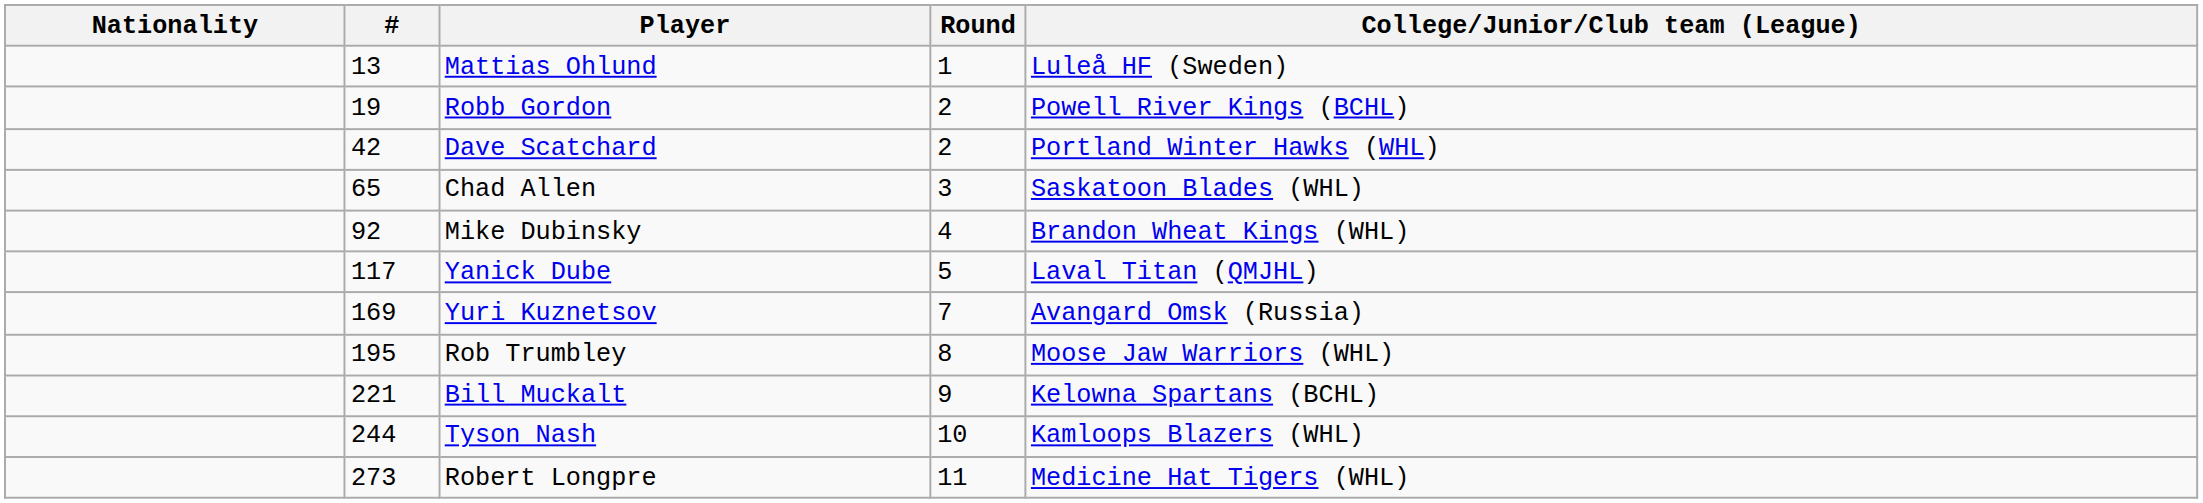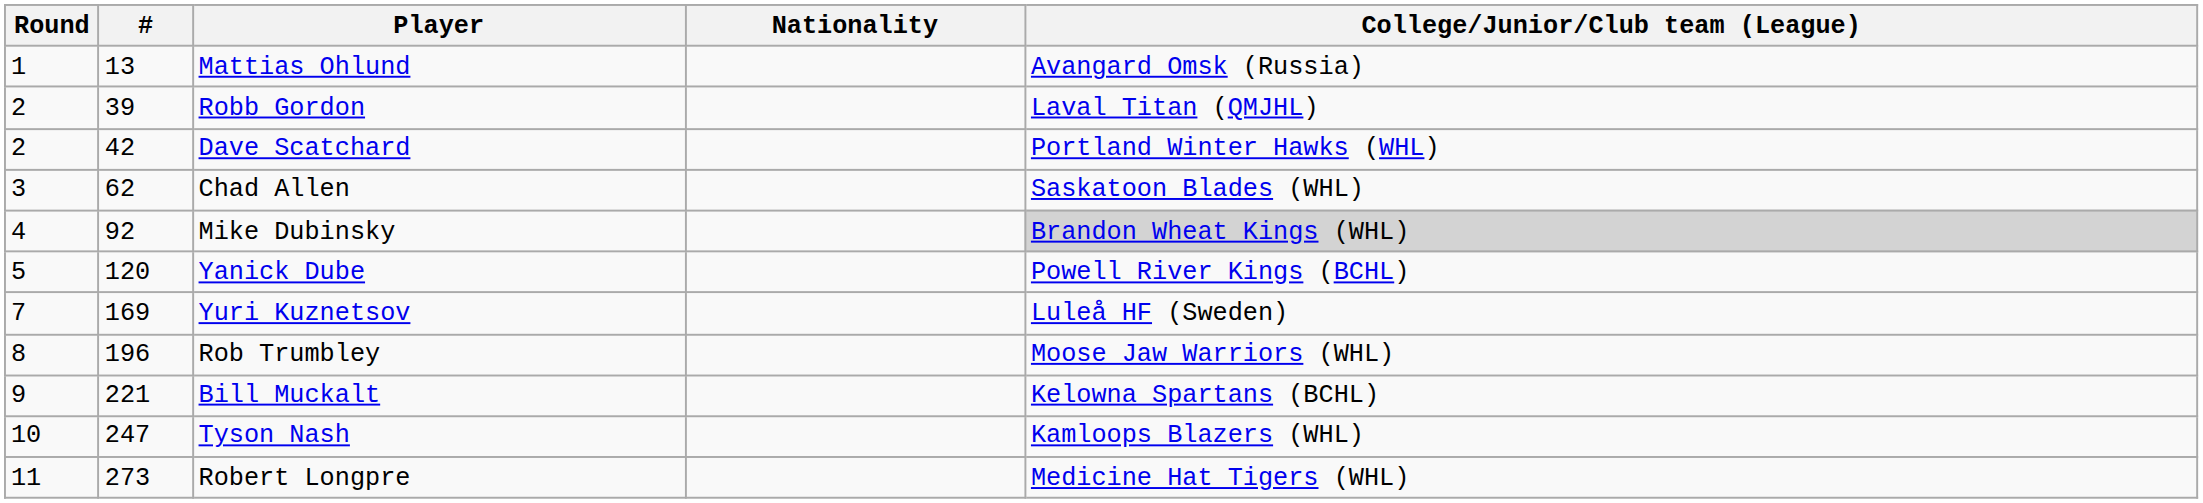columns swapped: (978, 26) <-> (175, 26)
(1160, 67) Luleå HF (Sweden) -> (1197, 67) Avangard Omsk (Russia)
(366, 108) 19 -> (120, 108) 39
(1220, 108) Powell River Kings (BCHL) -> (1175, 108) Laval Titan (QMJHL)
(366, 190) 65 -> (120, 190) 62
(1220, 231) no background -> (1220, 231) lightgrey background
(374, 272) 117 -> (127, 272) 120
(1175, 272) Laval Titan (QMJHL) -> (1220, 272) Powell River Kings (BCHL)
(1197, 313) Avangard Omsk (Russia) -> (1160, 313) Luleå HF (Sweden)
(374, 354) 195 -> (127, 354) 196
(374, 437) 244 -> (127, 437) 247
